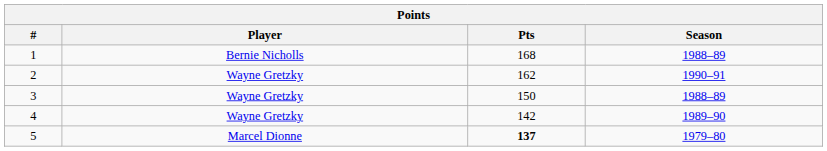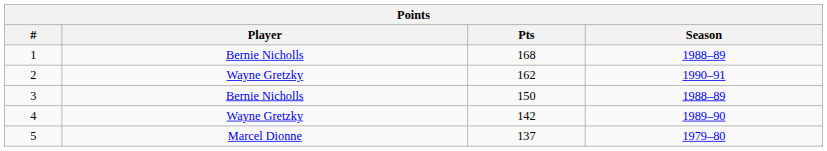(265, 96) Wayne Gretzky -> (265, 96) Bernie Nicholls
(526, 136) bold -> (526, 136) normal
